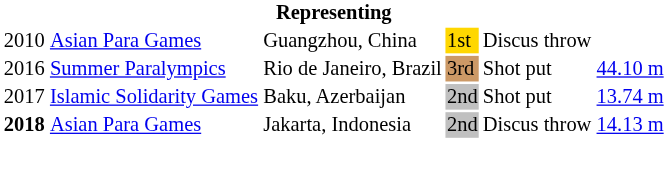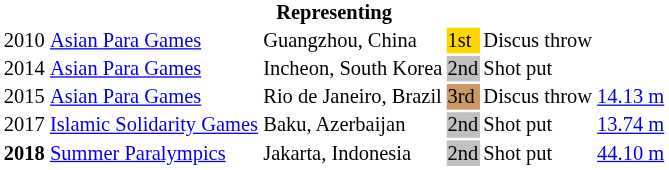+ row: (353, 68)
(24, 68) 2016 -> (24, 96) 2015
(138, 68) Summer Paralympics -> (126, 96) Asian Para Games
(517, 68) Shot put -> (538, 96) Discus throw
(630, 68) 44.10 m -> (631, 96) 14.13 m
(126, 124) Asian Para Games -> (138, 153) Summer Paralympics
(537, 124) Discus throw -> (518, 153) Shot put
(630, 124) 14.13 m -> (631, 153) 44.10 m
